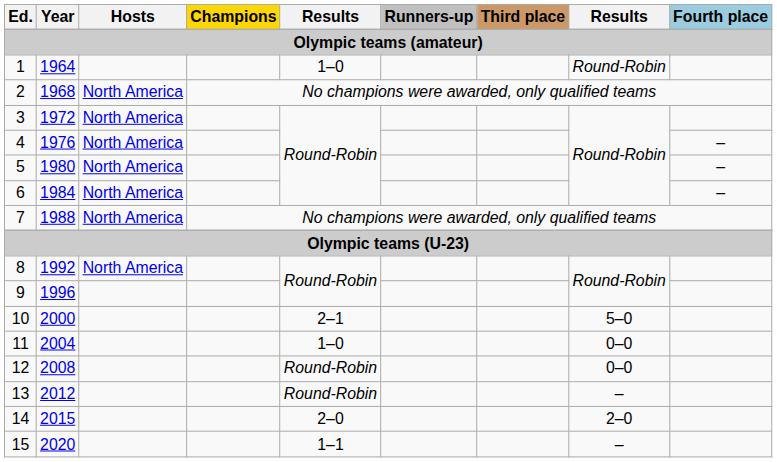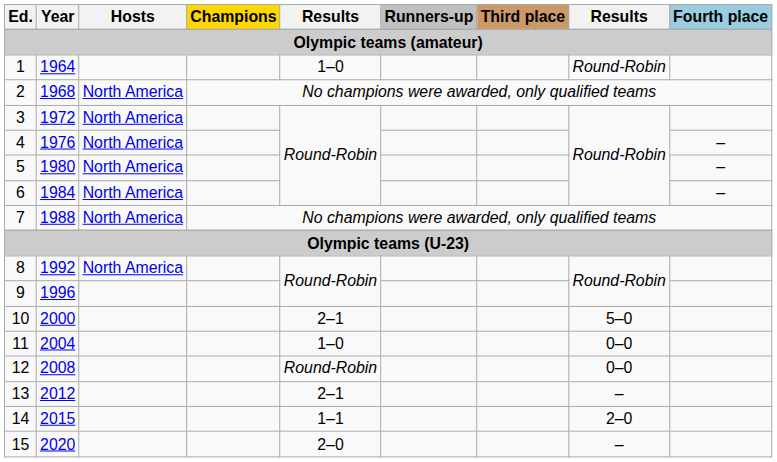(331, 393) Round-Robin -> (331, 393) 2–1
(331, 419) 2–0 -> (331, 419) 1–1
(331, 444) 1–1 -> (331, 444) 2–0
